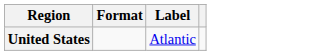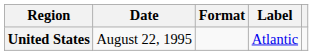+ column: (144, 15)
